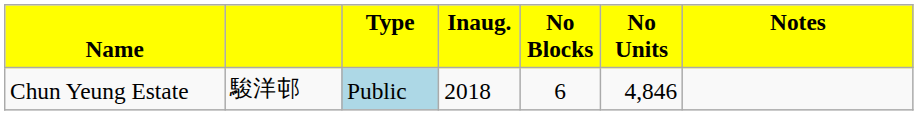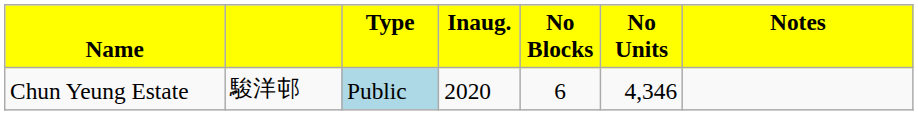(468, 90) 2018 -> (468, 90) 2020
(651, 90) 4,846 -> (651, 90) 4,346
